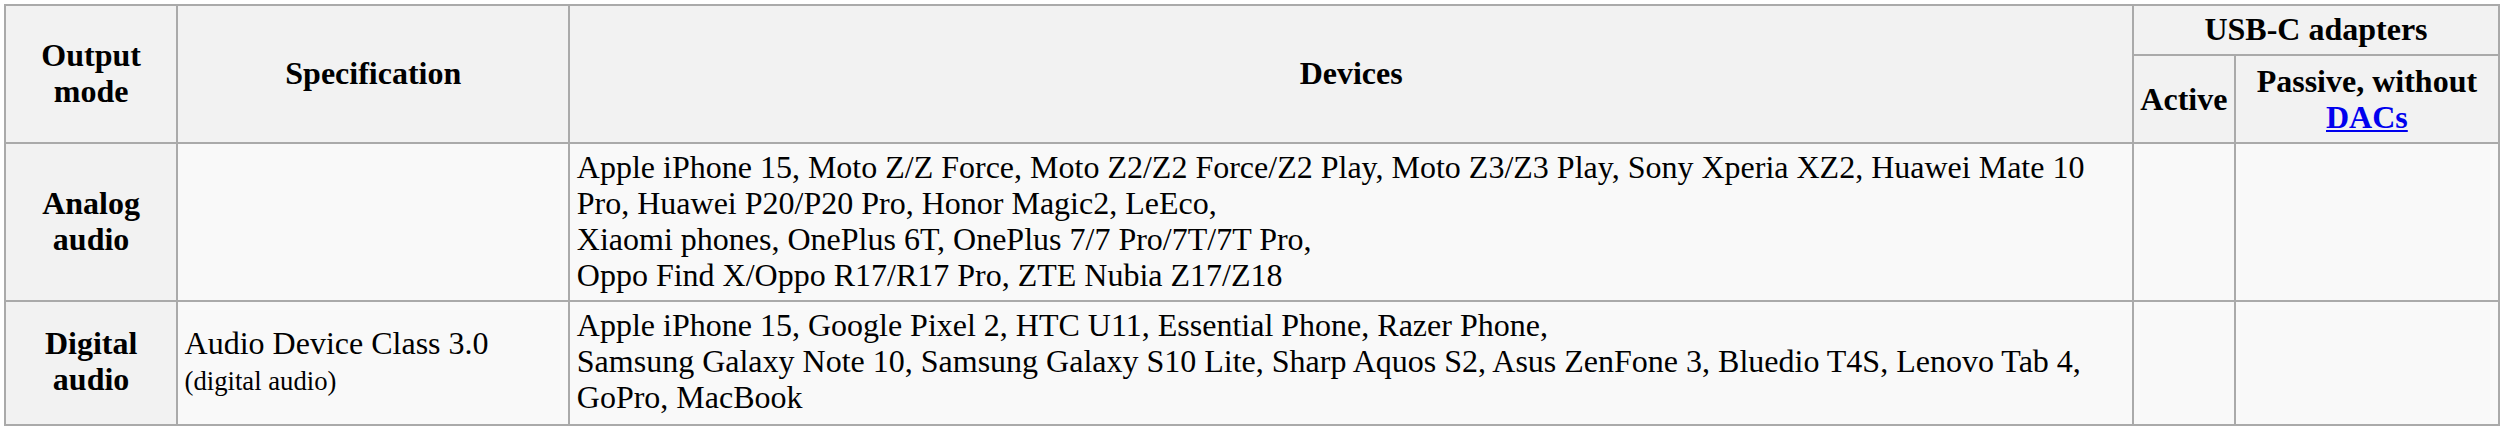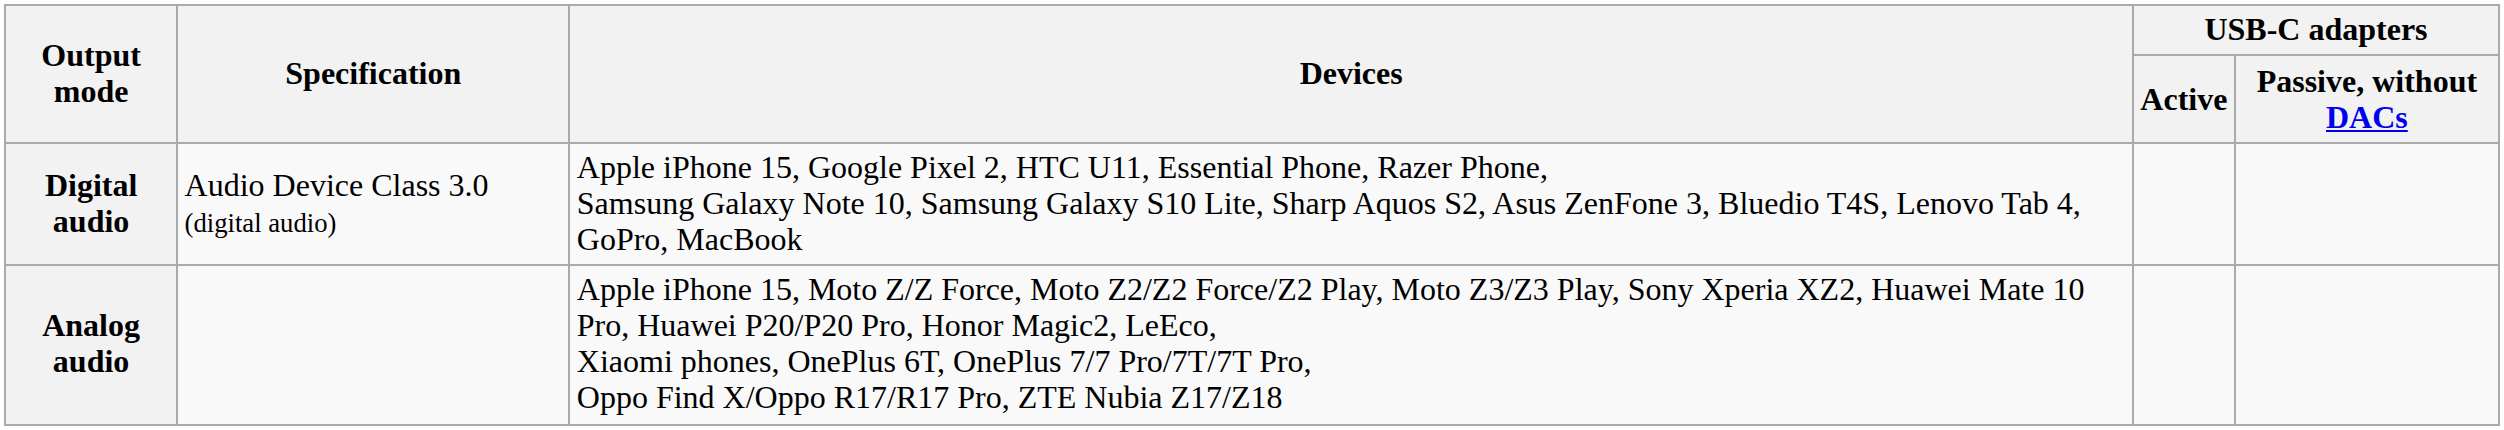rows swapped: (91, 362) <-> (91, 221)
